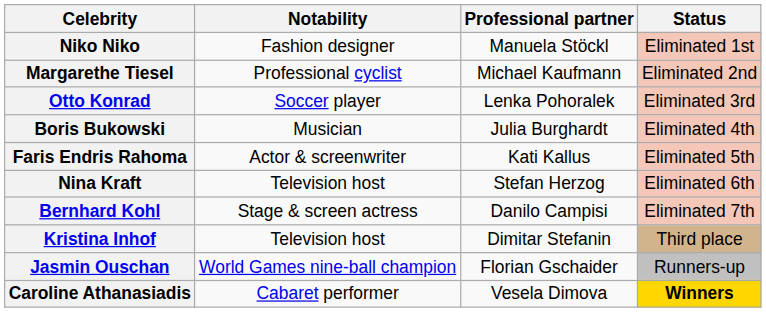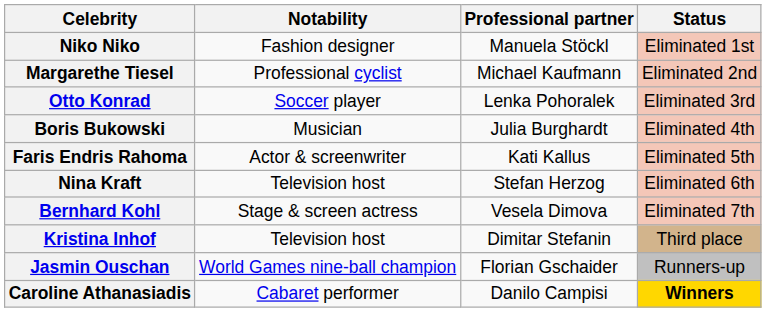(549, 211) Danilo Campisi -> (549, 211) Vesela Dimova
(549, 294) Vesela Dimova -> (549, 294) Danilo Campisi
